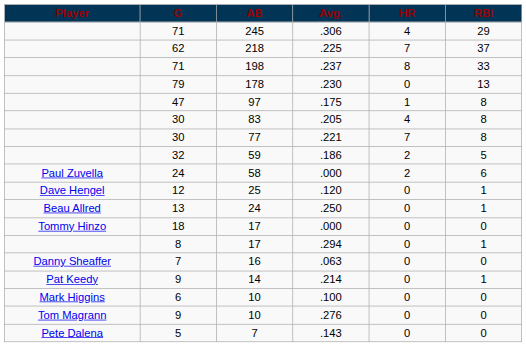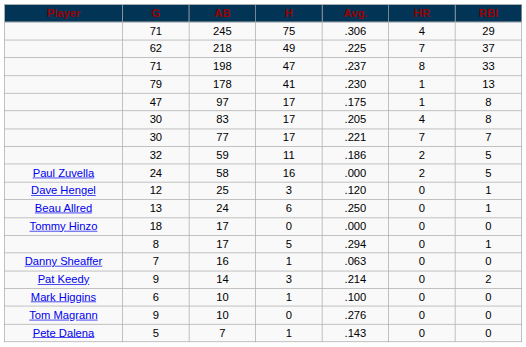+ column: (289, 13)
(407, 84) 0 -> (422, 84) 1
(484, 137) 8 -> (488, 137) 7
(484, 173) 6 -> (488, 173) 5
(484, 279) 1 -> (488, 279) 2
